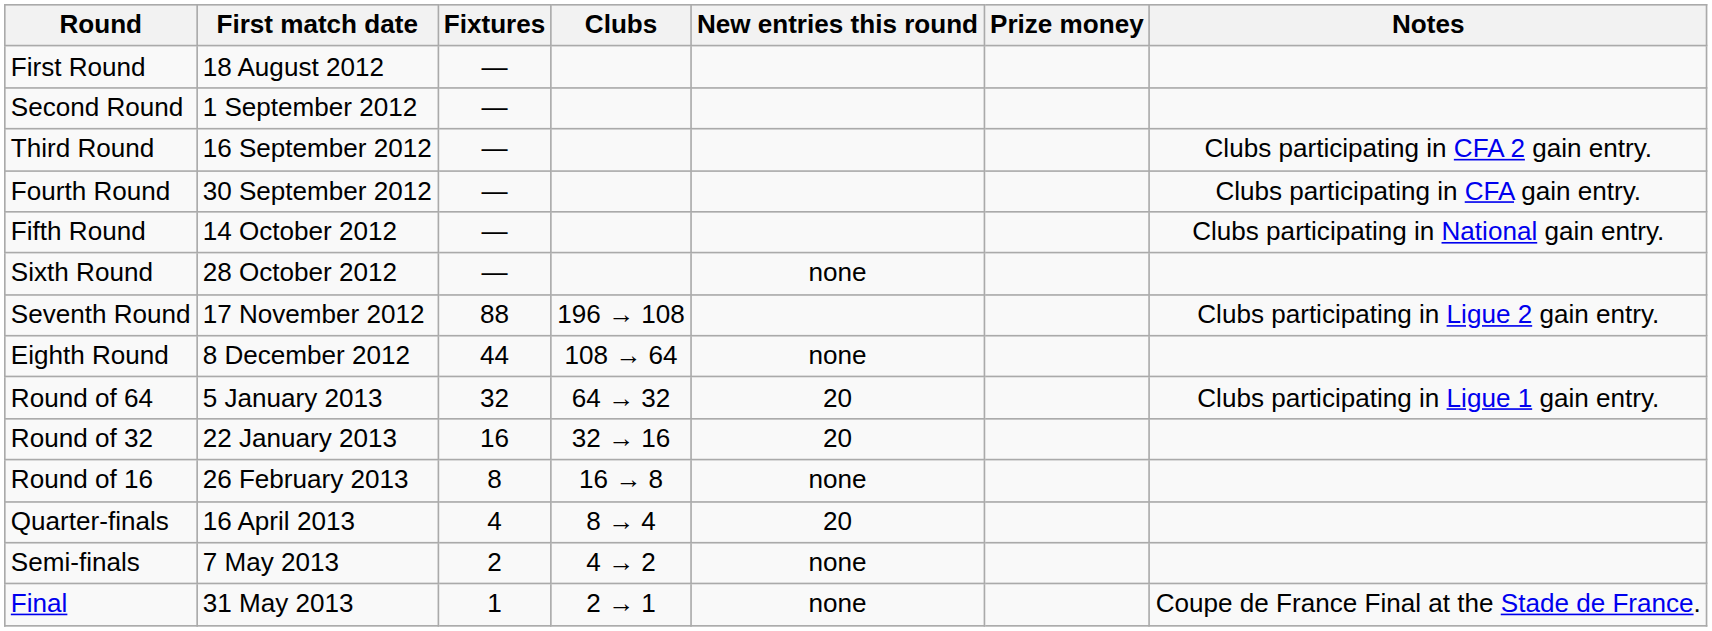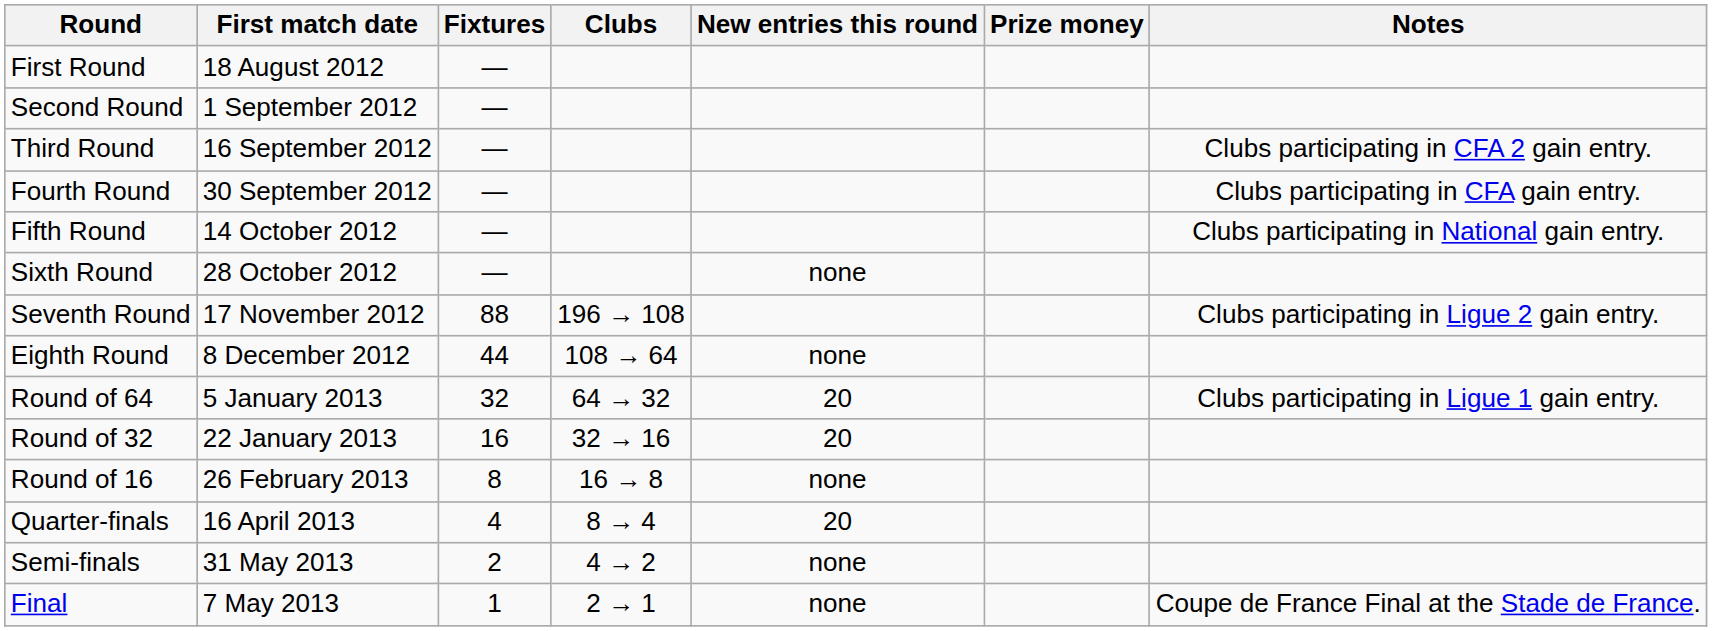(271, 562) 7 May 2013 -> (278, 562) 31 May 2013
(278, 604) 31 May 2013 -> (271, 604) 7 May 2013
